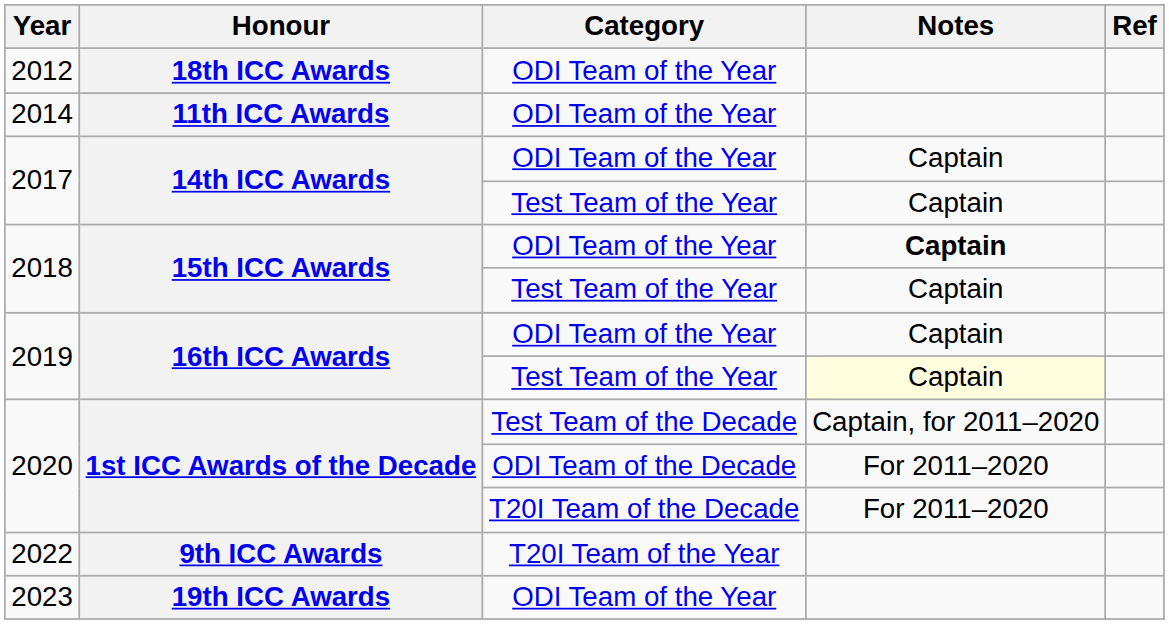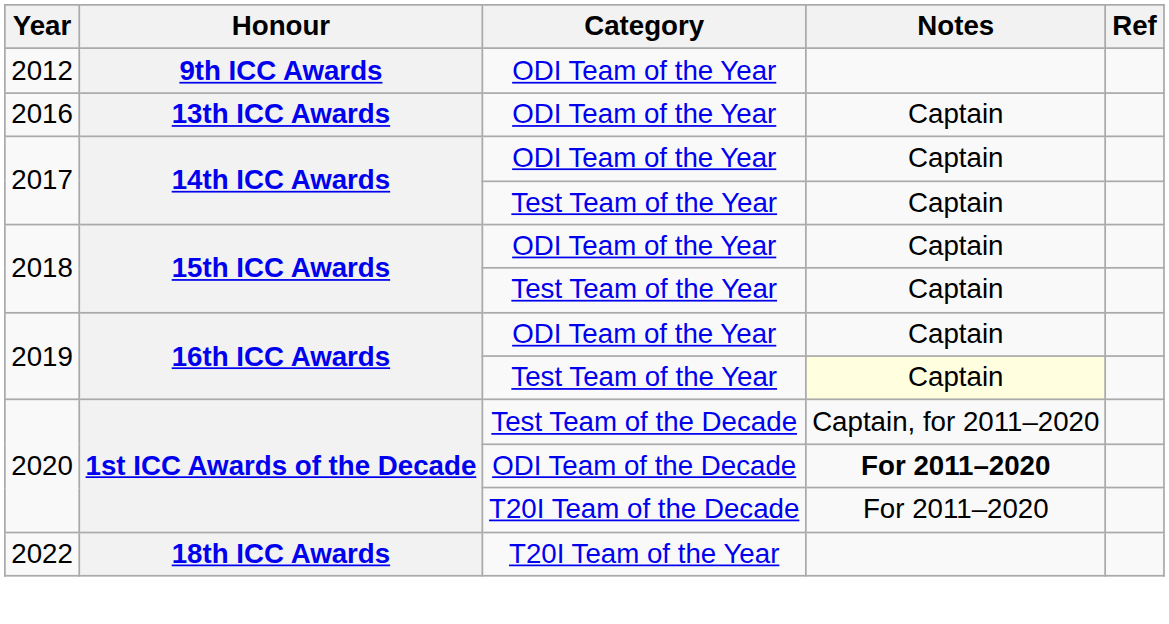(281, 70) 18th ICC Awards -> (281, 70) 9th ICC Awards
- row: (42, 114)
+ row: (42, 114)
(956, 245) bold -> (956, 245) normal
(956, 465) normal -> (956, 465) bold
(281, 553) 9th ICC Awards -> (281, 553) 18th ICC Awards
- row: (42, 597)
